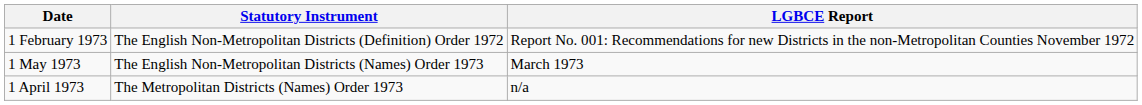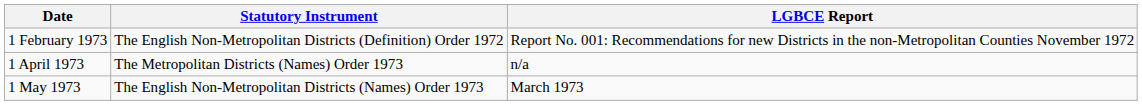rows swapped: (44, 64) <-> (46, 87)
